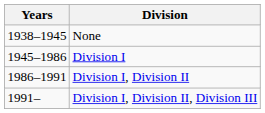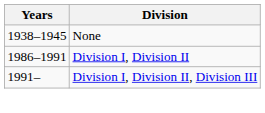- row: (99, 56)
